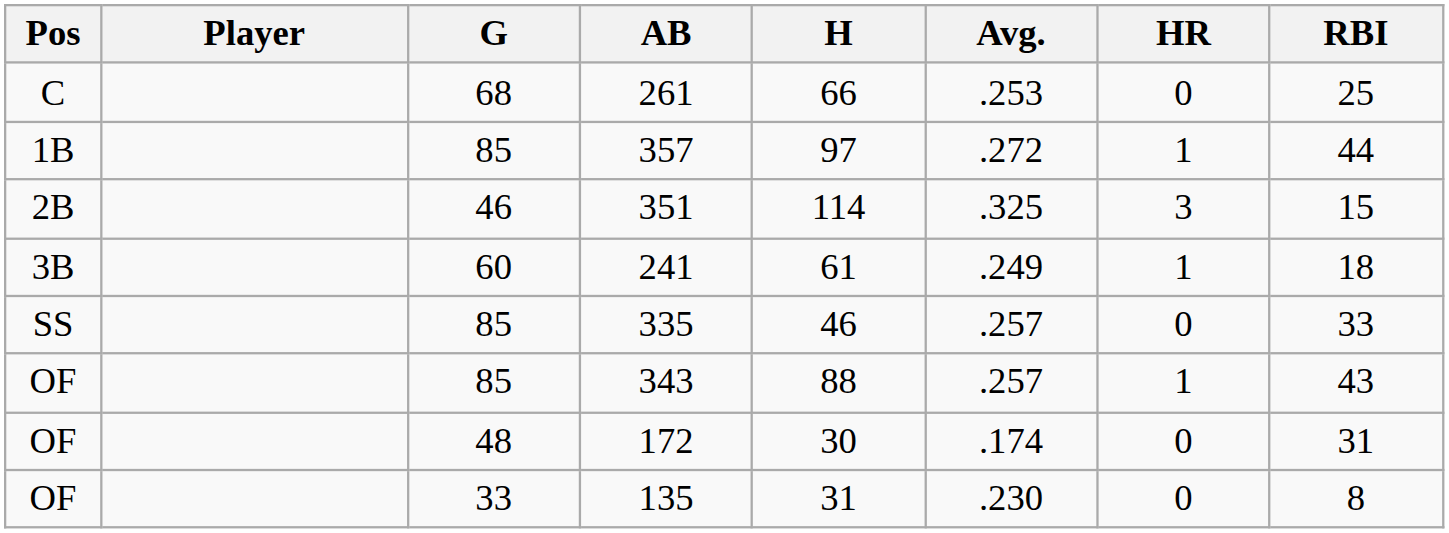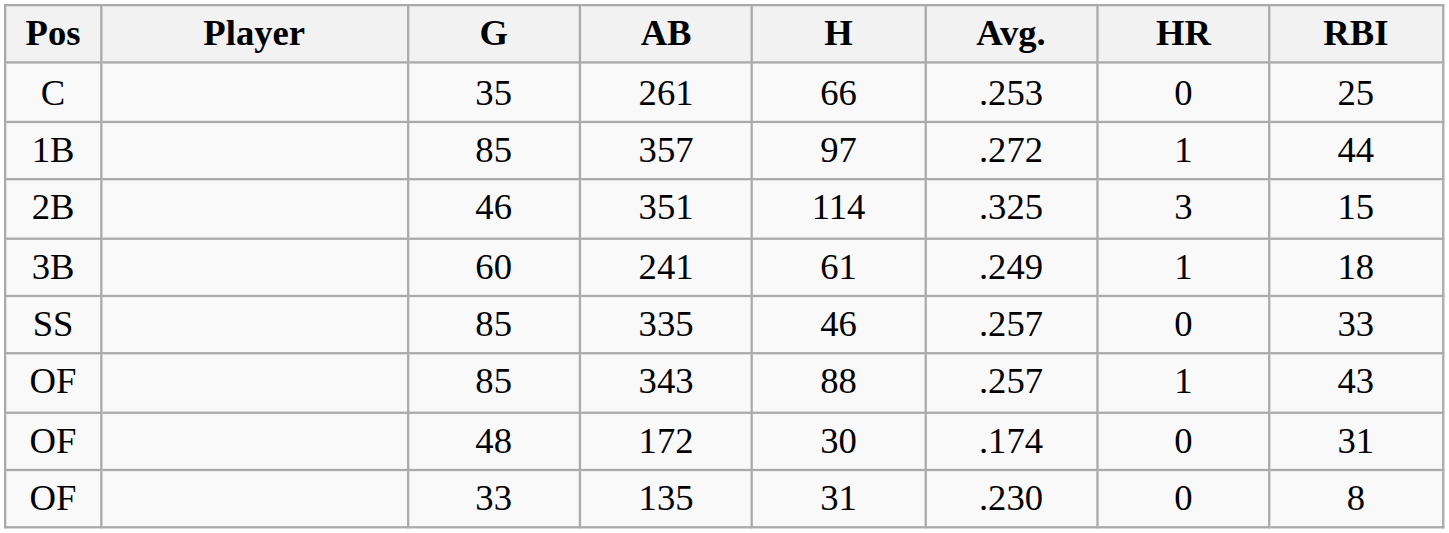(494, 91) 68 -> (494, 91) 35
